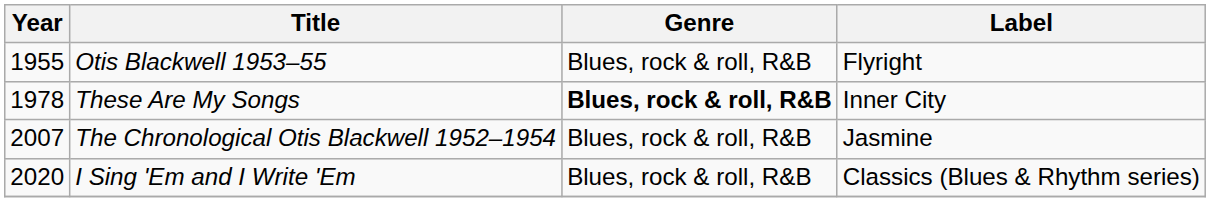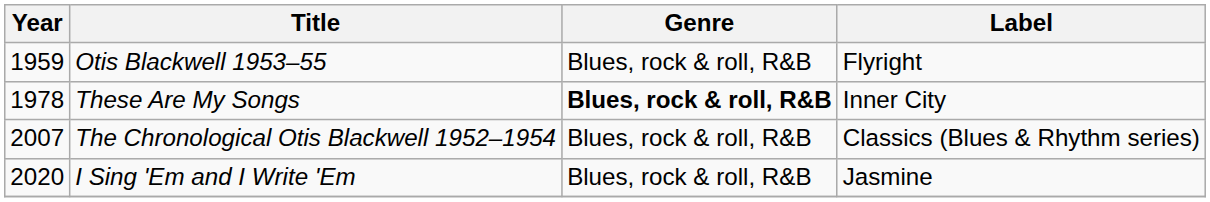(37, 61) 1955 -> (37, 61) 1959
(888, 138) Jasmine -> (1021, 138) Classics (Blues & Rhythm series)
(1021, 176) Classics (Blues & Rhythm series) -> (888, 176) Jasmine
